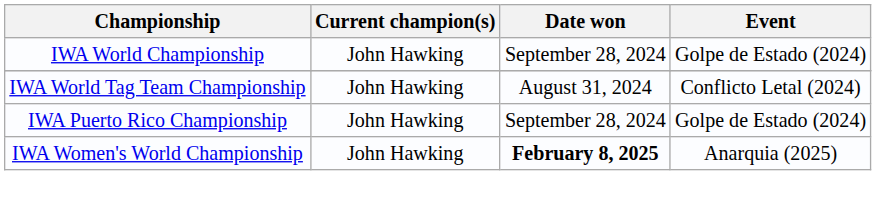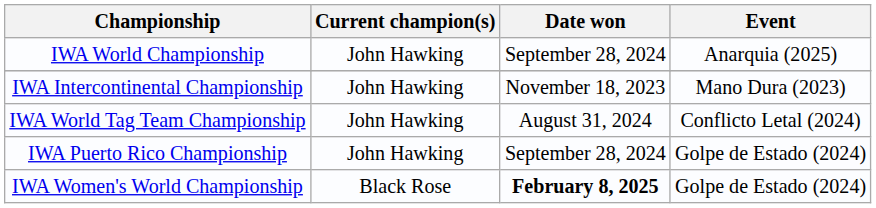(771, 54) Golpe de Estado (2024) -> (771, 54) Anarquia (2025)
+ row: (157, 87)
(405, 153) John Hawking -> (405, 186) Black Rose
(771, 153) Anarquia (2025) -> (771, 186) Golpe de Estado (2024)
